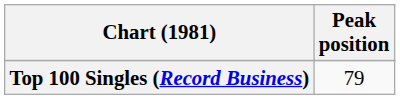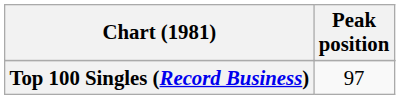(354, 77) 79 -> (354, 77) 97
